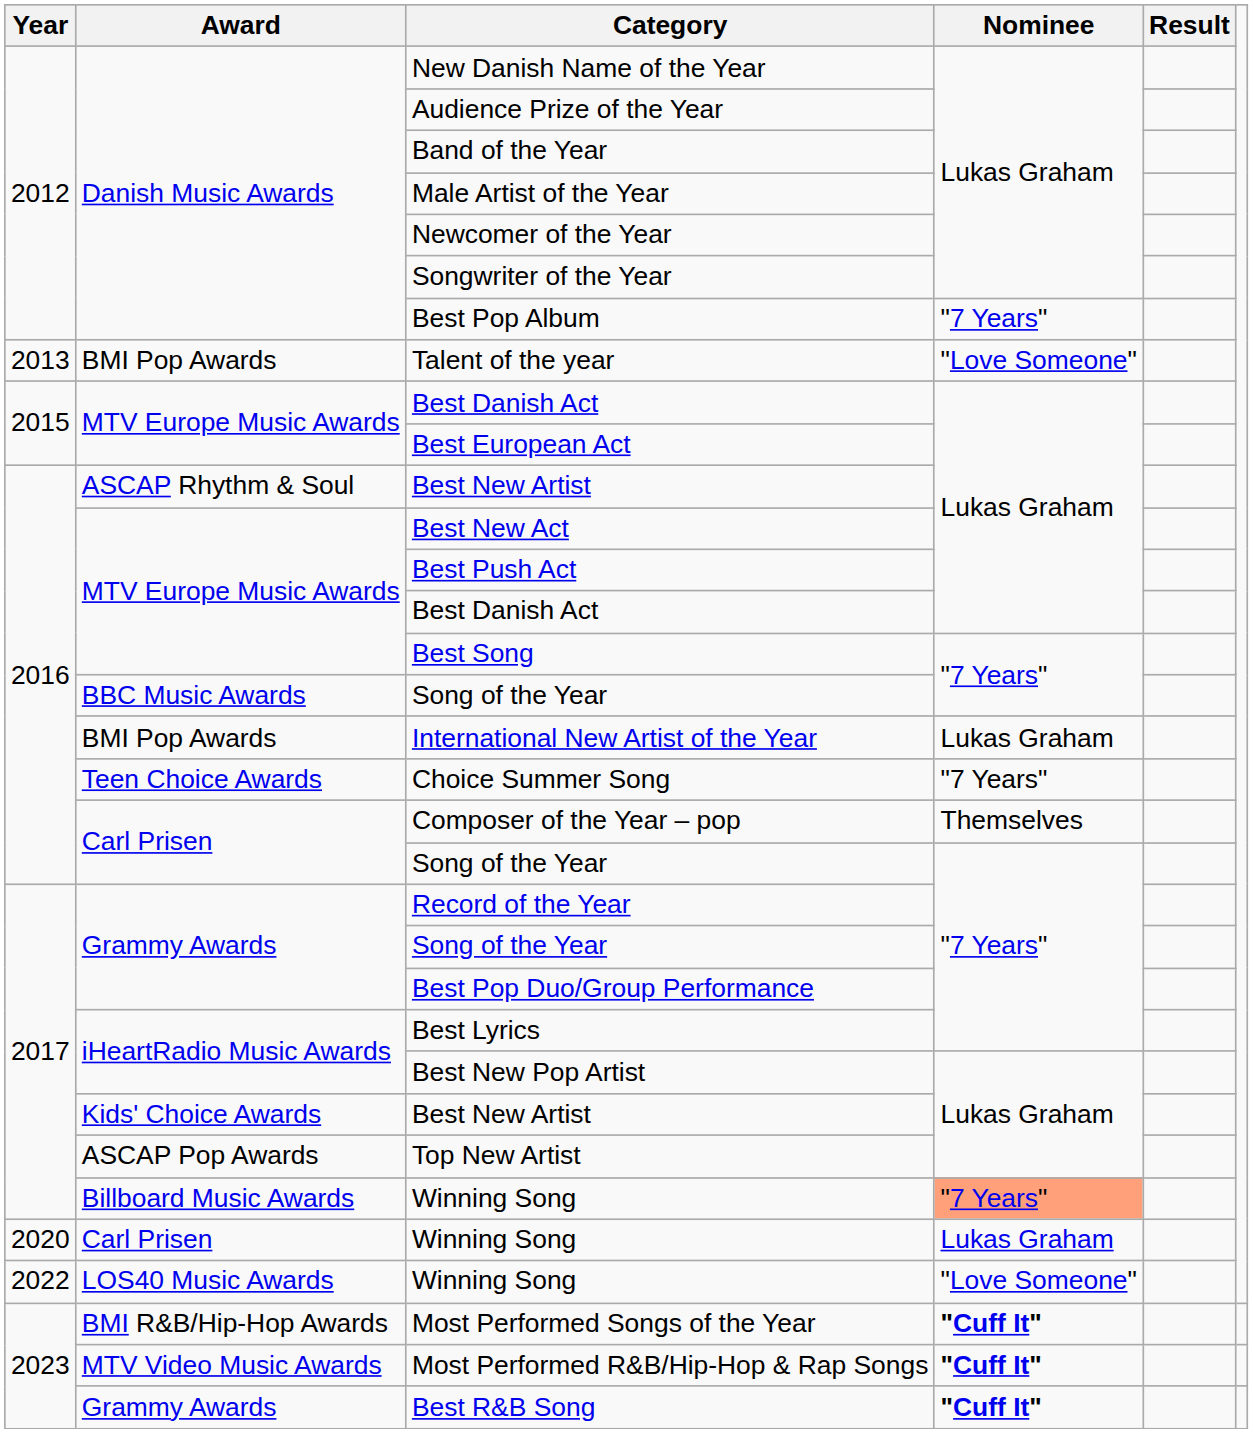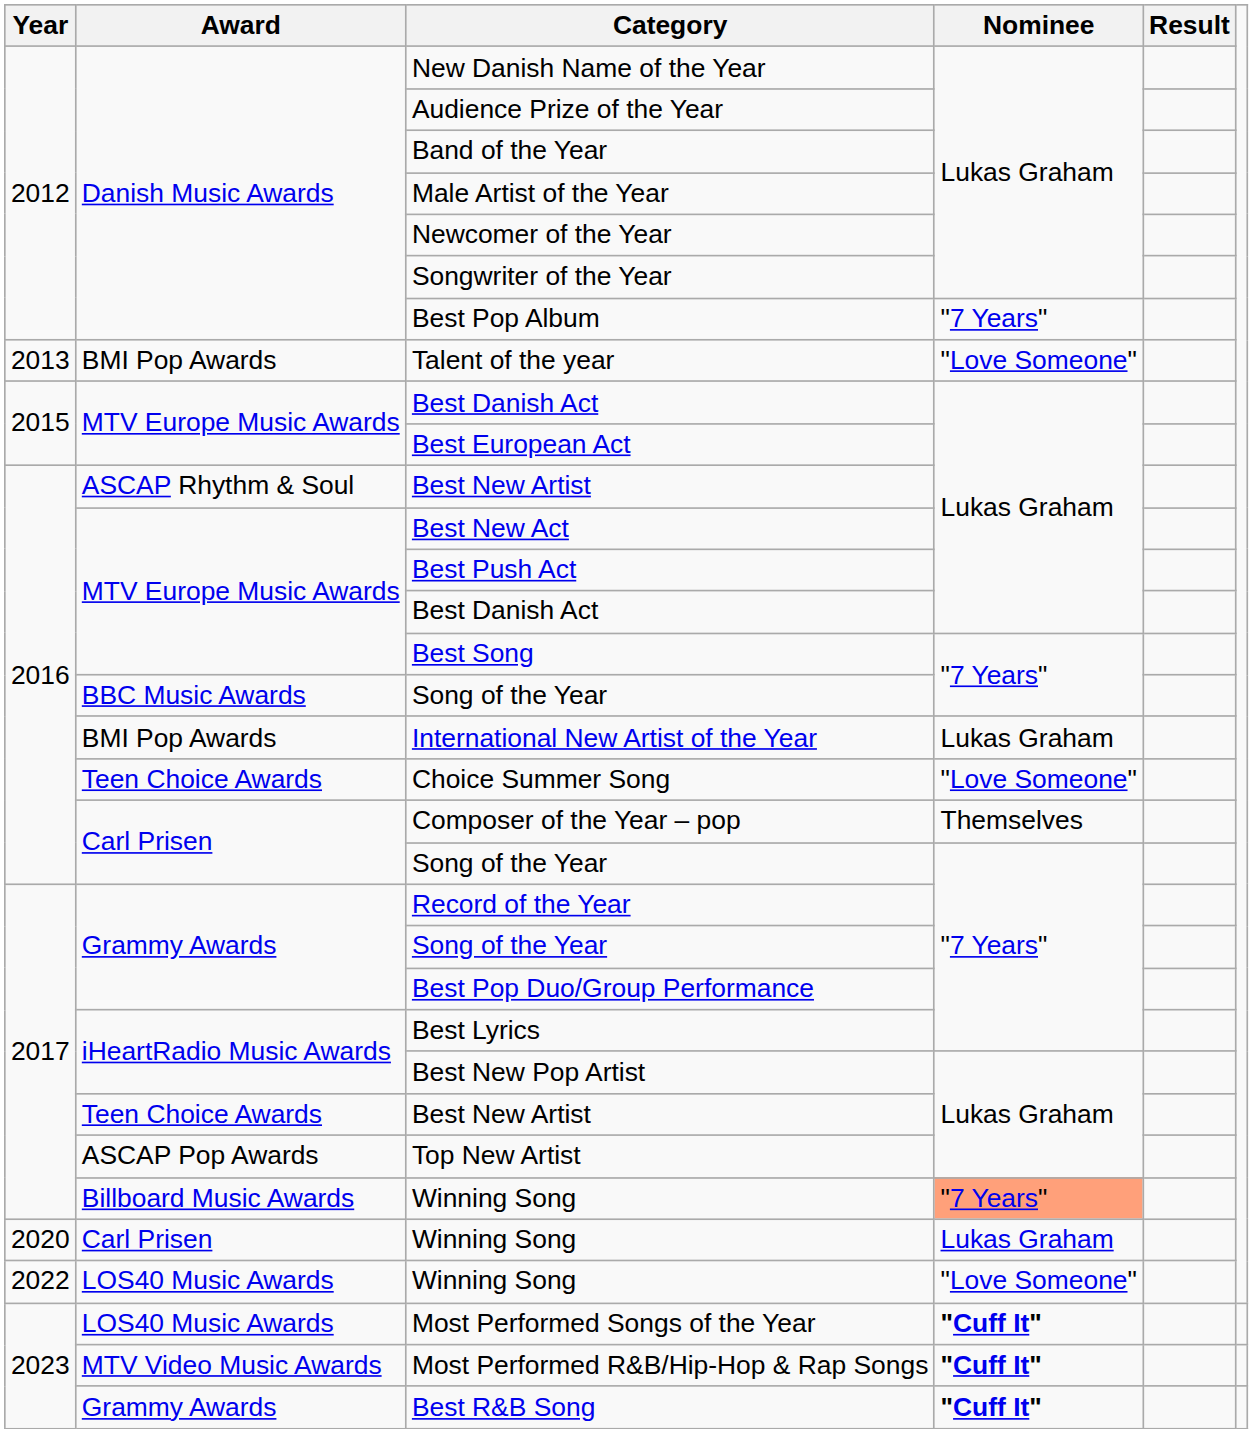(994, 779) "7 Years" -> (1039, 779) "Love Someone"
(201, 1114) Kids' Choice Awards -> (202, 1114) Teen Choice Awards
(235, 1323) BMI R&B/Hip-Hop Awards -> (208, 1323) LOS40 Music Awards
